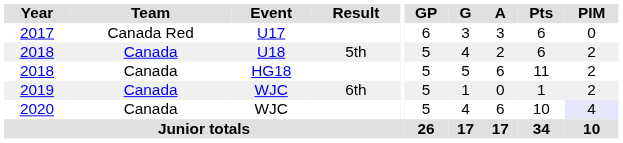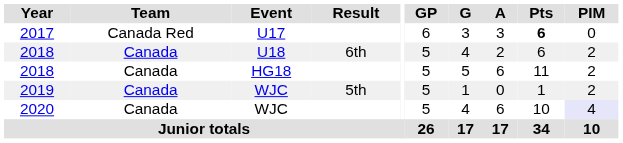(541, 32) normal -> (541, 32) bold
(356, 52) 5th -> (356, 52) 6th
(356, 90) 6th -> (356, 90) 5th
